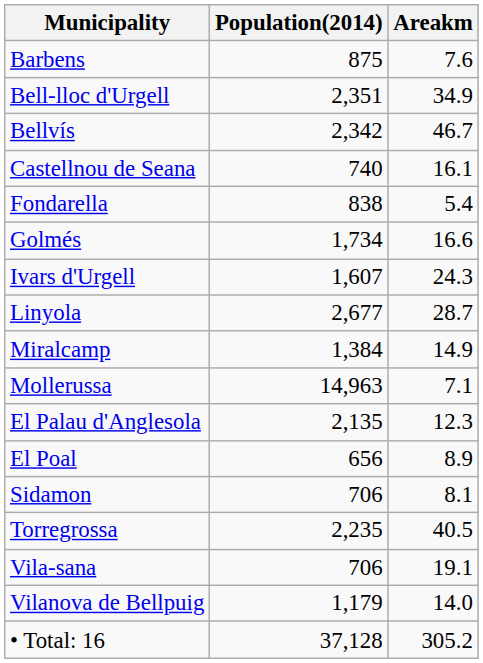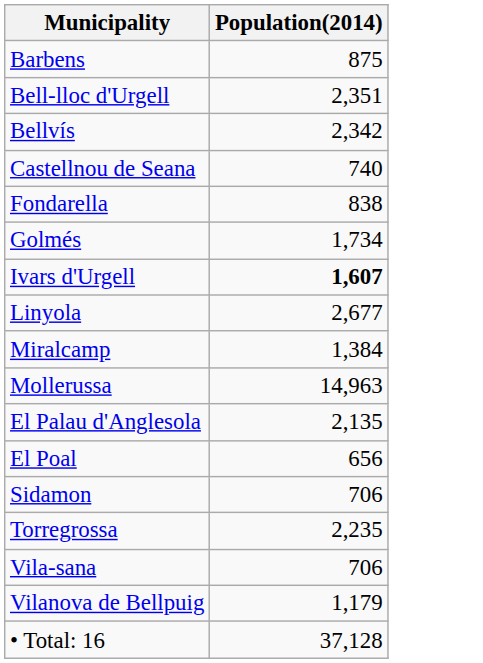- column: (433, 22)
(357, 276) normal -> (357, 276) bold
